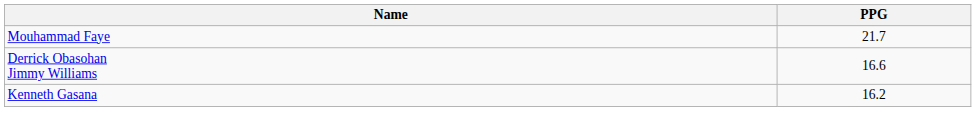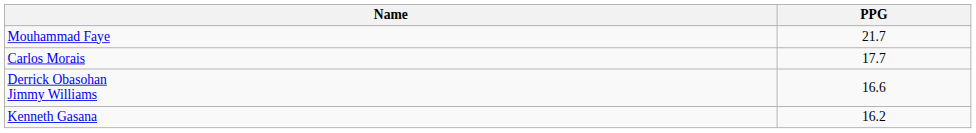+ row: (46, 58)
